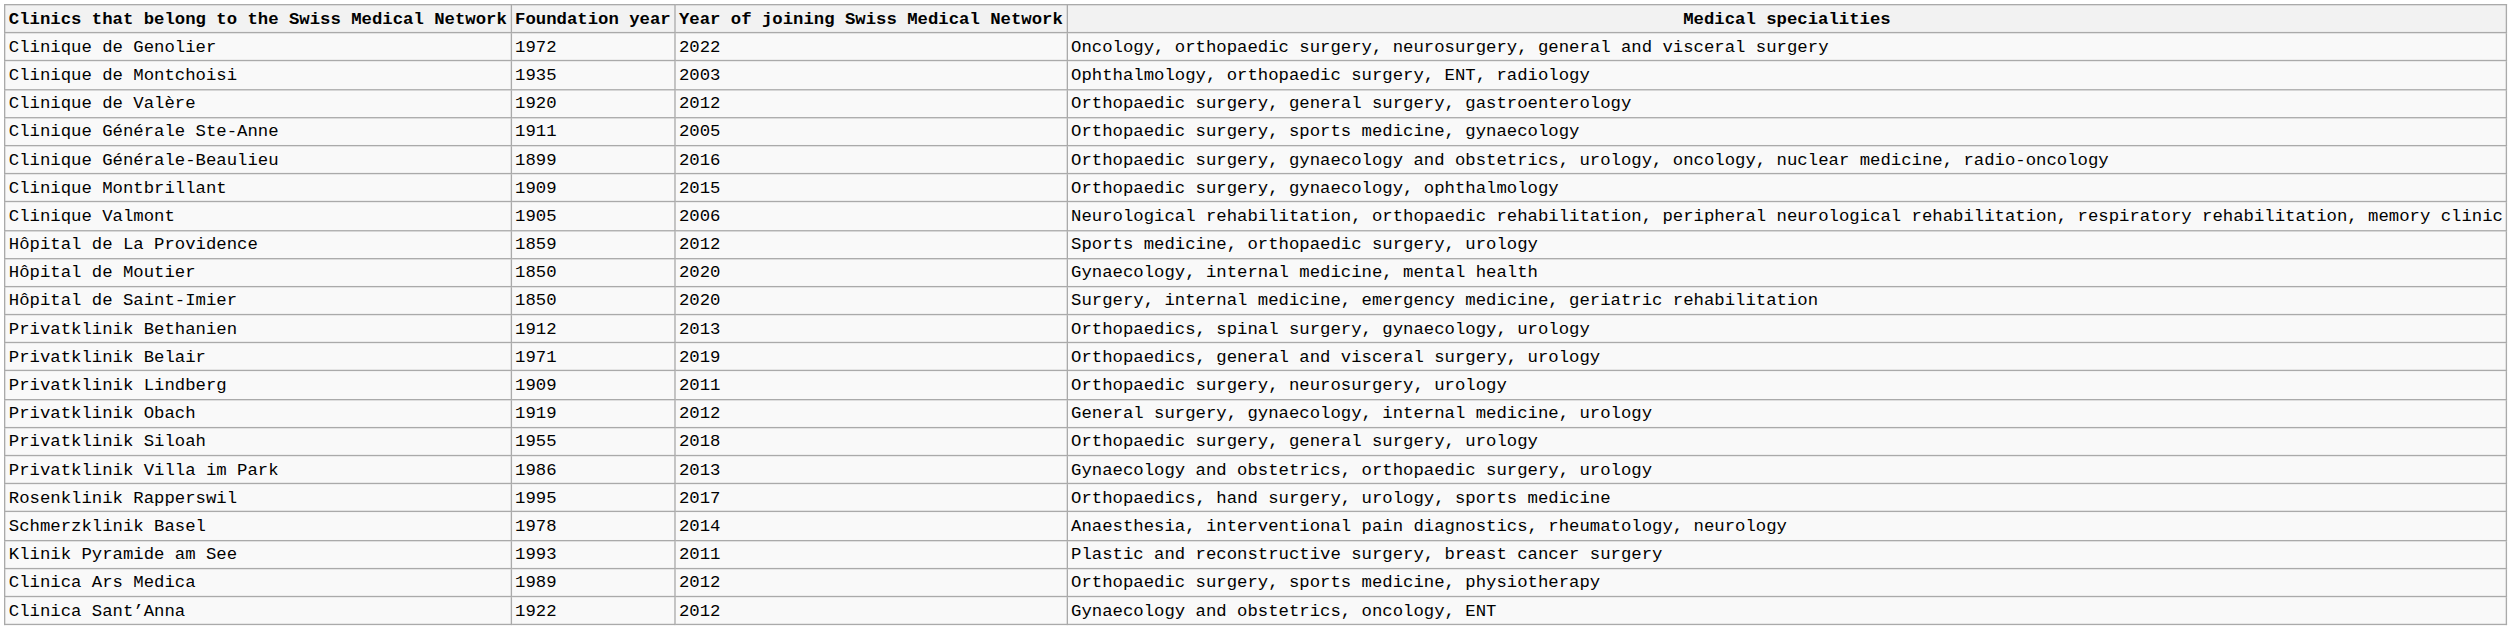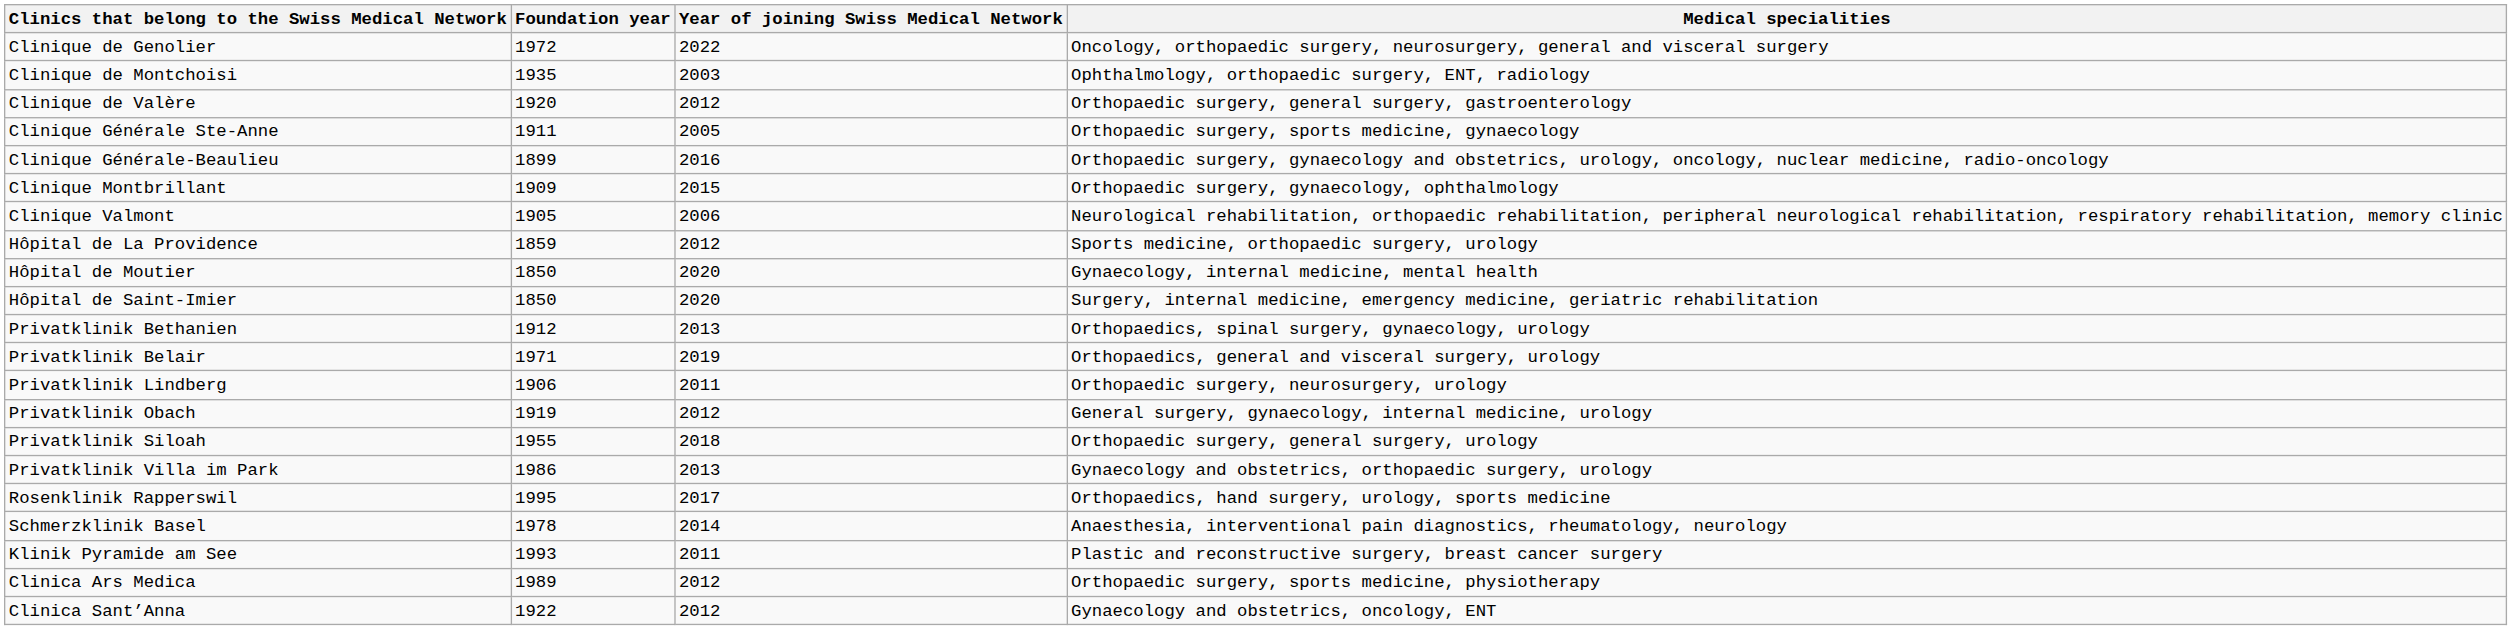(536, 385) 1909 -> (536, 385) 1906
